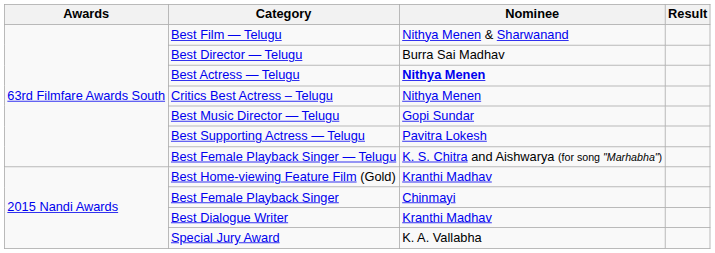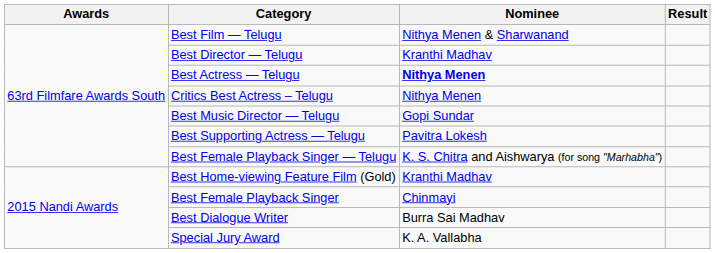(453, 55) Burra Sai Madhav -> (447, 55) Kranthi Madhav
(447, 217) Kranthi Madhav -> (453, 217) Burra Sai Madhav
